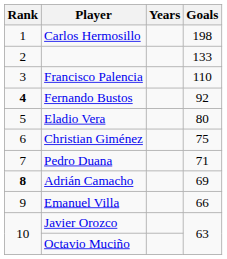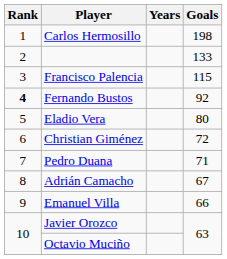(202, 77) 110 -> (202, 77) 115
(202, 139) 75 -> (202, 139) 72
(23, 181) bold -> (23, 181) normal
(202, 181) 69 -> (202, 181) 67
